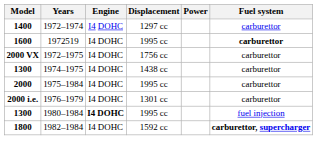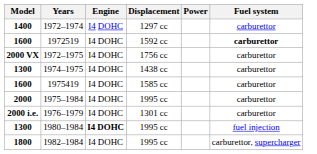(154, 40) 1995 cc -> (154, 40) 1592 cc
+ row: (63, 83)
(154, 127) 1592 cc -> (154, 142) 1995 cc
(261, 127) bold -> (256, 142) normal
